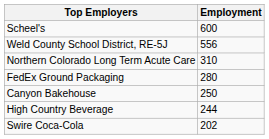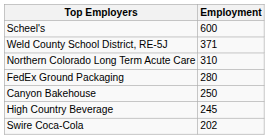(209, 45) 556 -> (209, 45) 371
(209, 110) 244 -> (209, 110) 245
